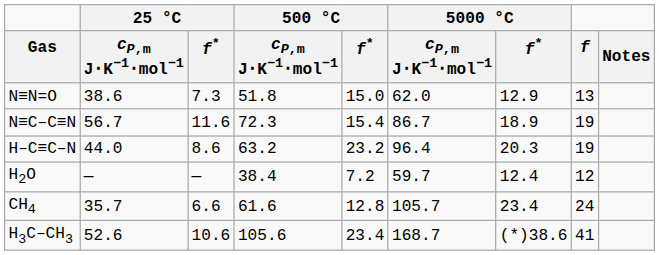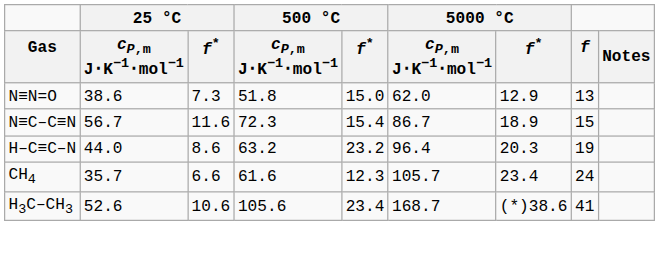(585, 123) 19 -> (585, 123) 15
- row: (22, 177)
(365, 206) 12.8 -> (365, 177) 12.3
